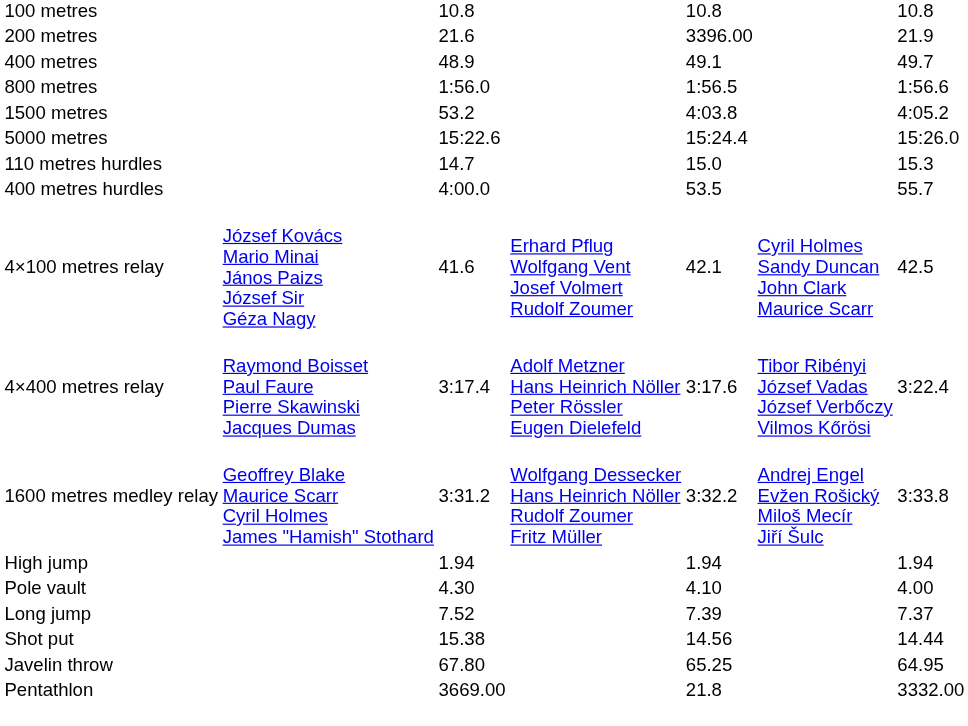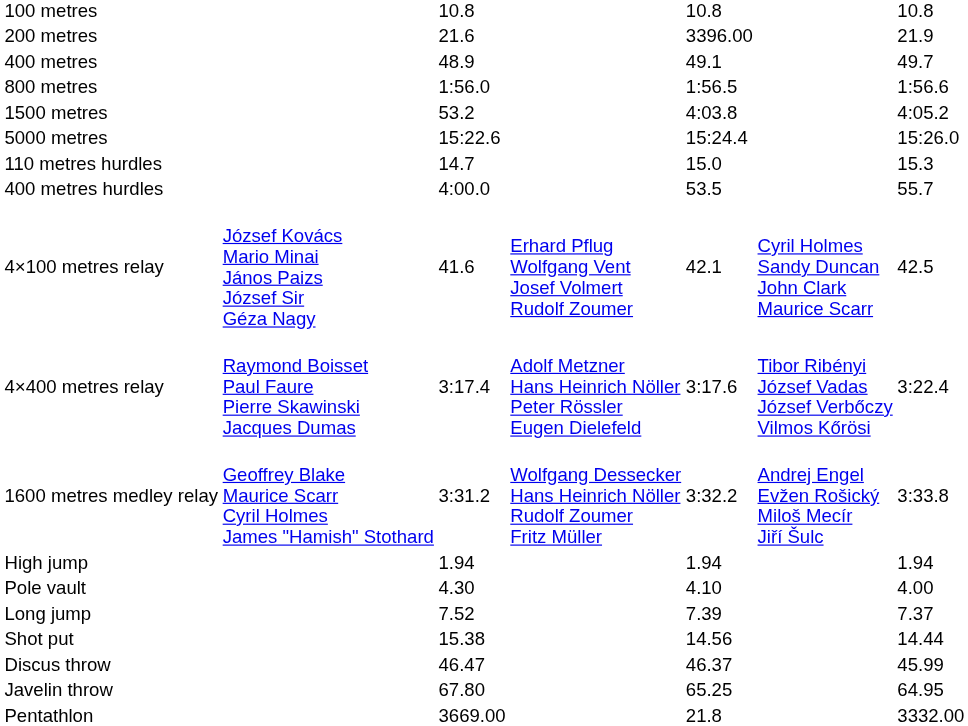+ row: (58, 665)
